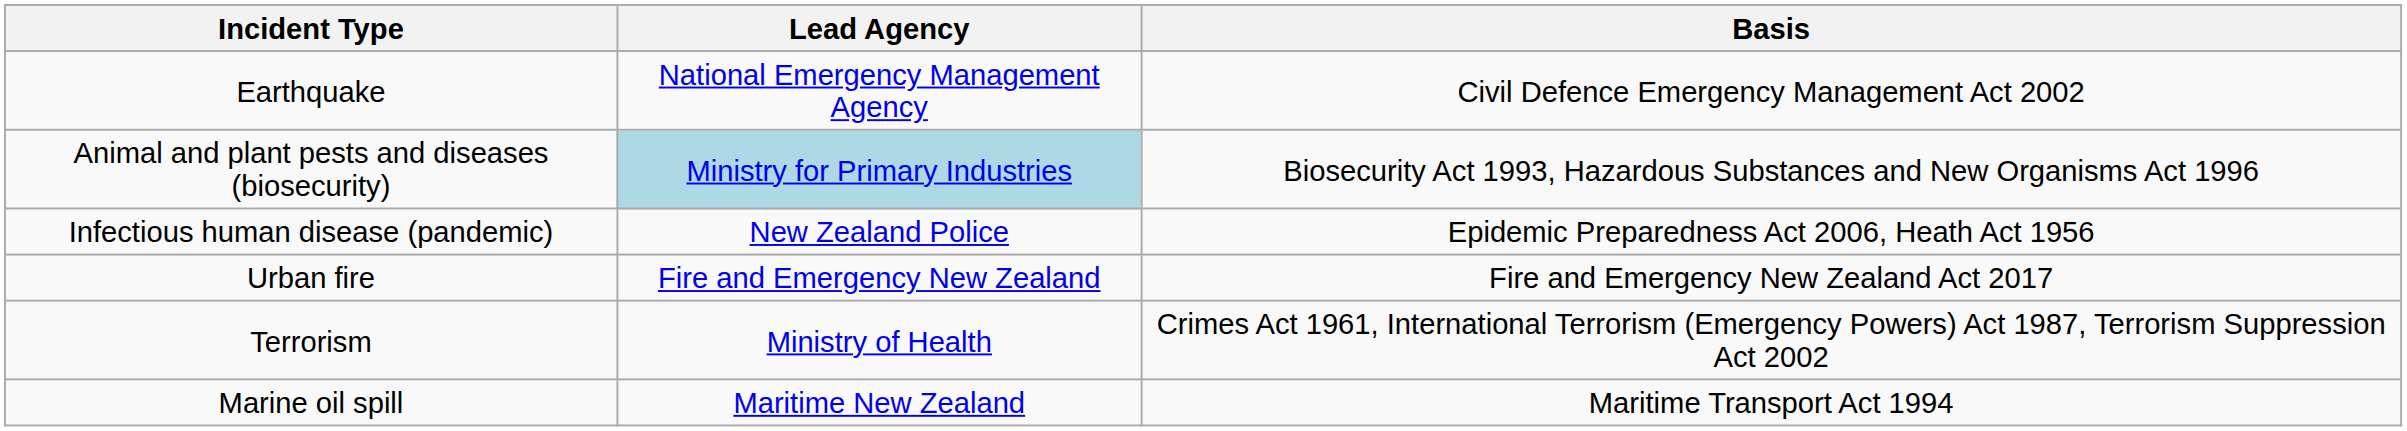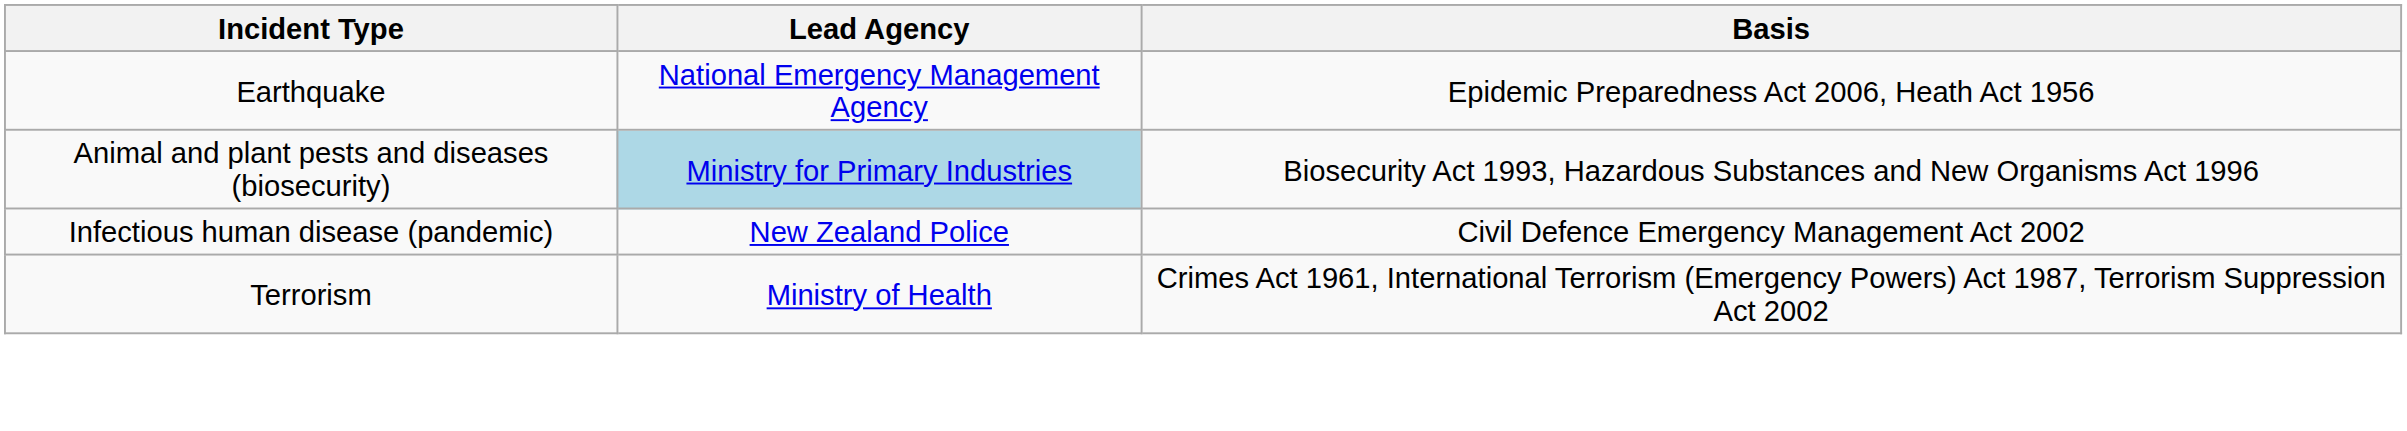(1771, 91) Civil Defence Emergency Management Act 2002 -> (1771, 91) Epidemic Preparedness Act 2006, Heath Act 1956
(1771, 232) Epidemic Preparedness Act 2006, Heath Act 1956 -> (1771, 232) Civil Defence Emergency Management Act 2002
- row: (311, 278)
- row: (311, 403)
